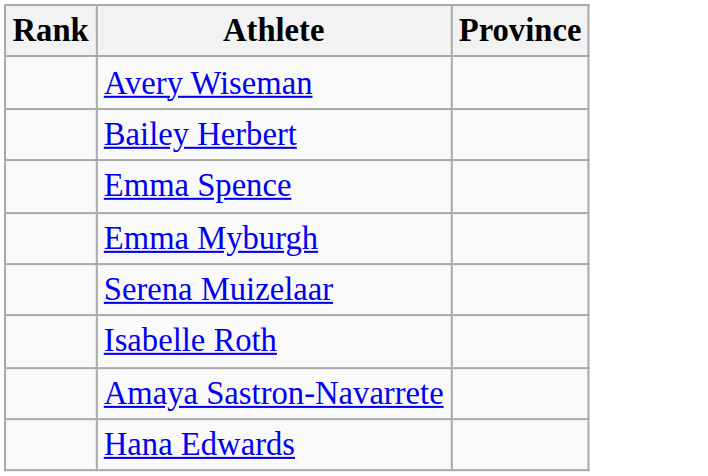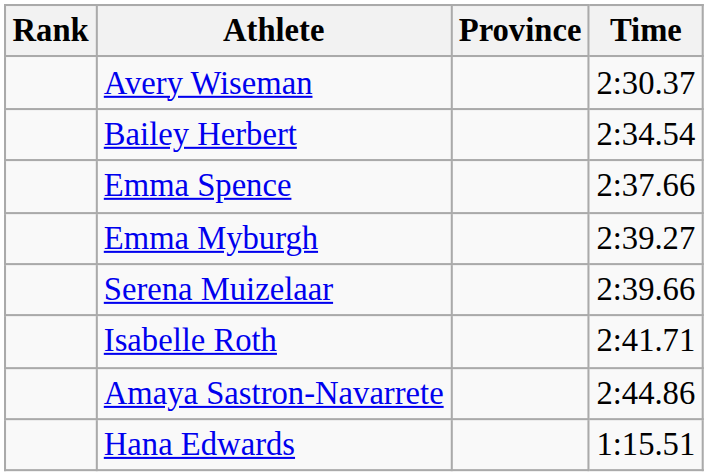+ column: (646, 30)
